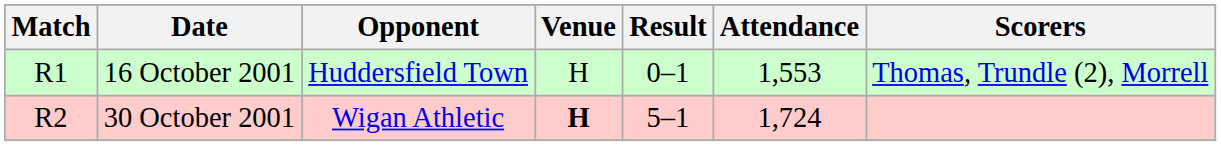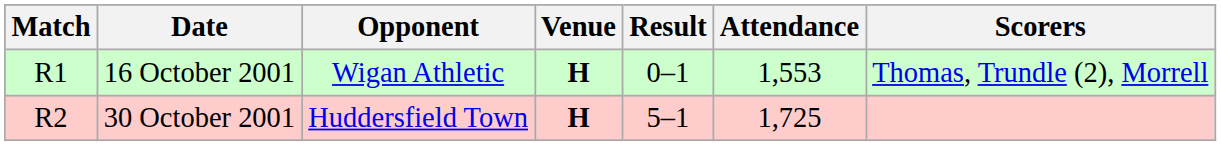(418, 72) Huddersfield Town -> (418, 72) Wigan Athletic
(579, 72) normal -> (579, 72) bold
(418, 117) Wigan Athletic -> (418, 117) Huddersfield Town
(789, 117) 1,724 -> (789, 117) 1,725
